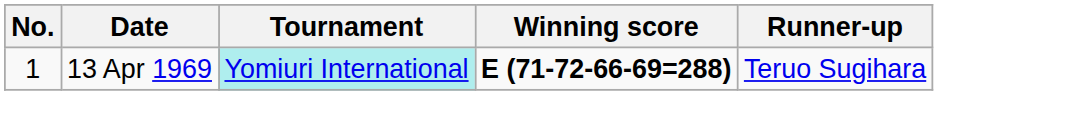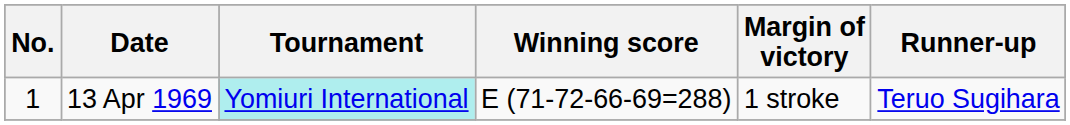+ column: (804, 41)
(606, 69) bold -> (606, 99) normal
